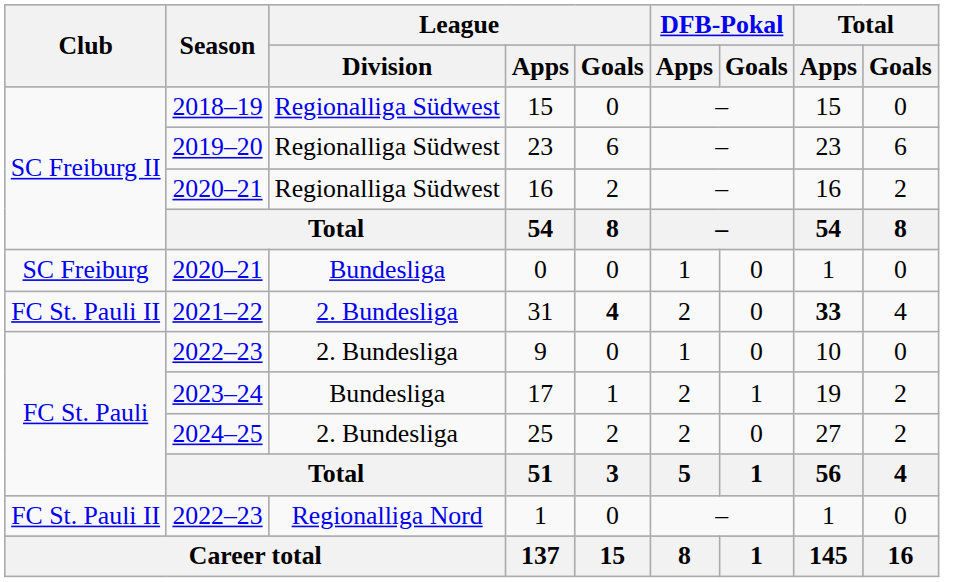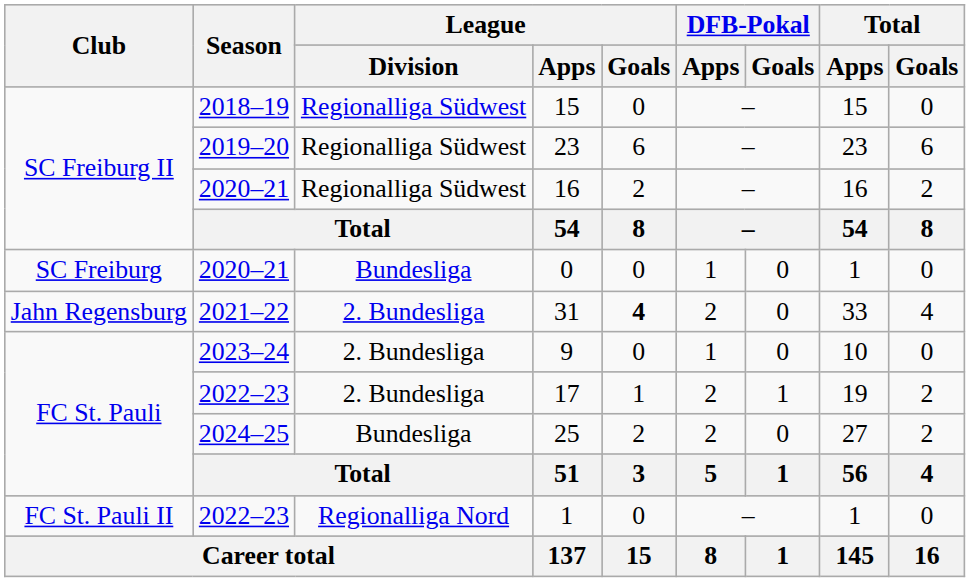(86, 310) FC St. Pauli II -> (99, 310) Jahn Regensburg
(828, 310) bold -> (855, 310) normal
(218, 351) 2022–23 -> (244, 351) 2023–24
(218, 392) 2023–24 -> (244, 392) 2022–23
(387, 392) Bundesliga -> (414, 392) 2. Bundesliga
(387, 433) 2. Bundesliga -> (414, 433) Bundesliga
